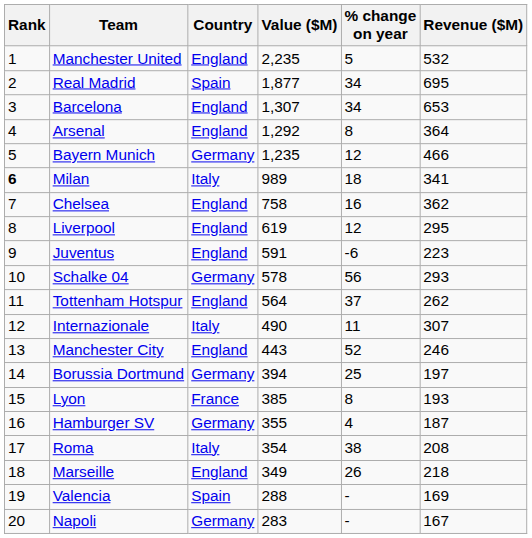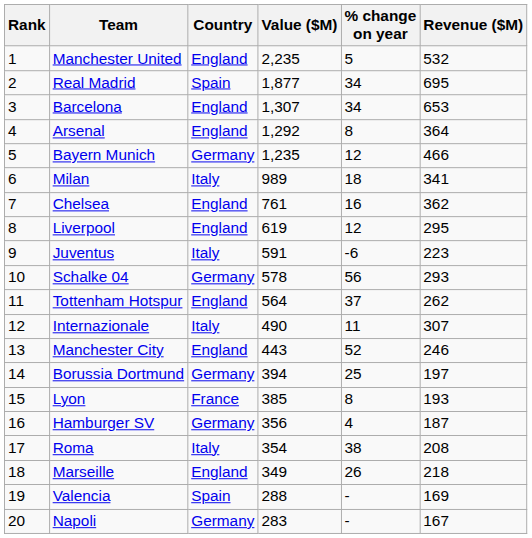(12, 180) bold -> (12, 180) normal
(274, 204) 758 -> (274, 204) 761
(219, 253) England -> (205, 253) Italy
(274, 423) 355 -> (274, 423) 356
